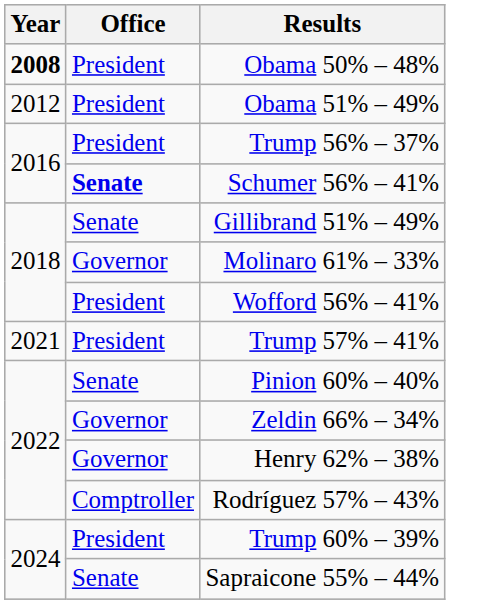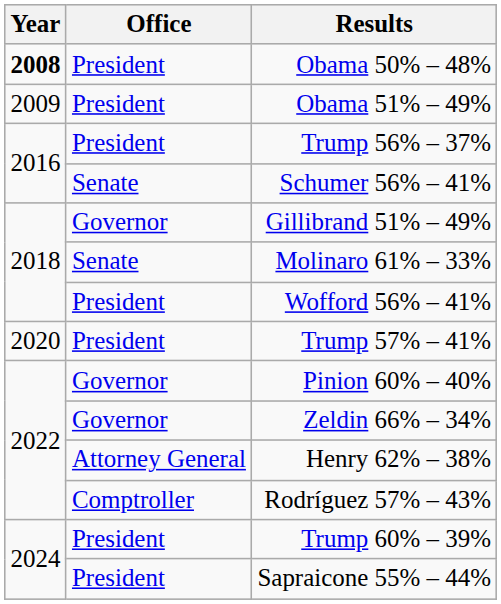(35, 103) 2012 -> (35, 103) 2009
(107, 182) bold -> (105, 182) normal
(105, 222) Senate -> (120, 222) Governor
(120, 261) Governor -> (105, 261) Senate
(35, 340) 2021 -> (35, 340) 2020
(105, 380) Senate -> (120, 380) Governor
(120, 459) Governor -> (159, 459) Attorney General
(105, 578) Senate -> (118, 578) President
